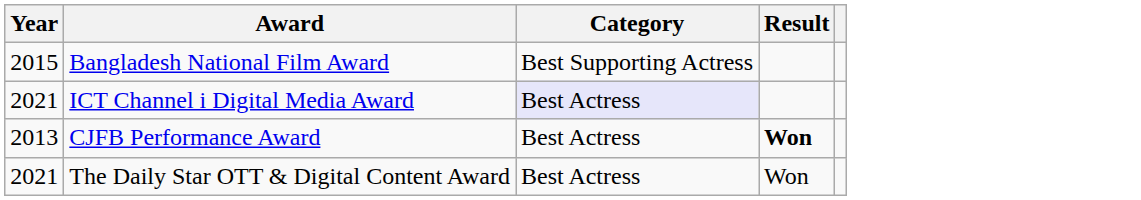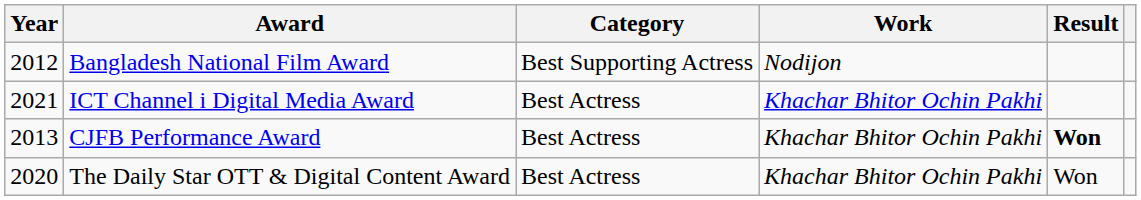+ column: (903, 23)
(34, 61) 2015 -> (34, 61) 2012
(581, 99) lavender background -> (581, 99) no background
(34, 175) 2021 -> (34, 175) 2020
